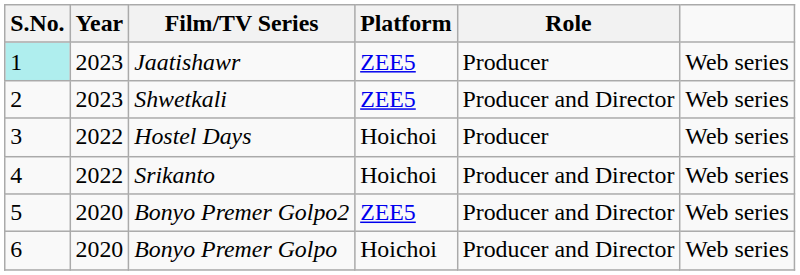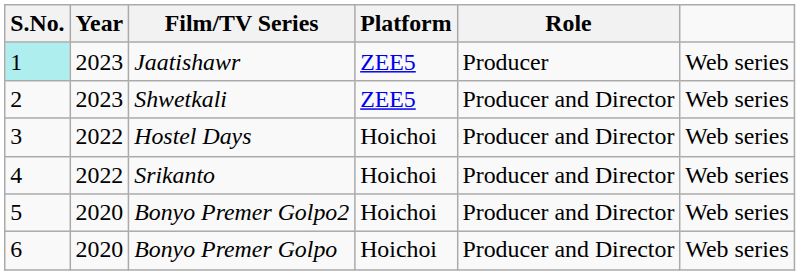(506, 136) Producer -> (568, 136) Producer and Director
(388, 212) ZEE5 -> (399, 212) Hoichoi
